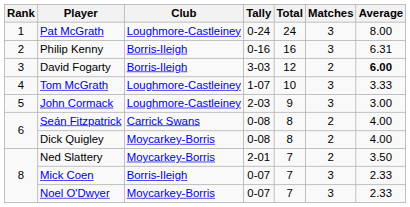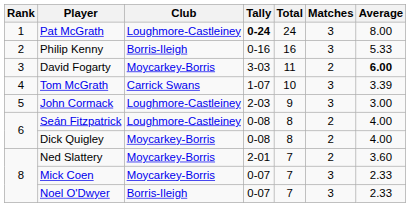(259, 31) normal -> (259, 31) bold
(381, 49) 6.31 -> (381, 49) 5.33
(157, 67) Borris-Ileigh -> (171, 67) Moycarkey-Borris
(290, 67) 12 -> (290, 67) 11
(184, 85) Loughmore-Castleiney -> (163, 85) Carrick Swans
(381, 85) 3.33 -> (381, 85) 3.39
(163, 121) Carrick Swans -> (184, 121) Loughmore-Castleiney
(381, 157) 3.50 -> (381, 157) 3.60
(157, 175) Borris-Ileigh -> (171, 175) Moycarkey-Borris
(171, 193) Moycarkey-Borris -> (157, 193) Borris-Ileigh
